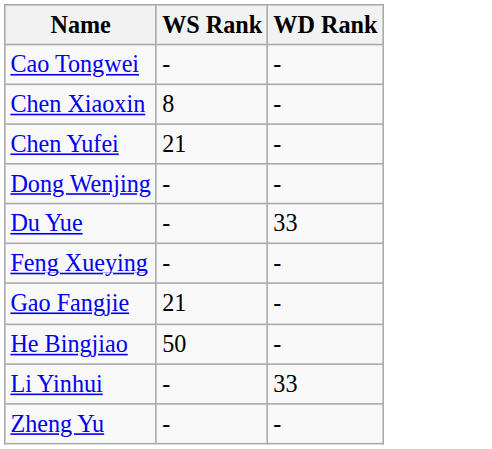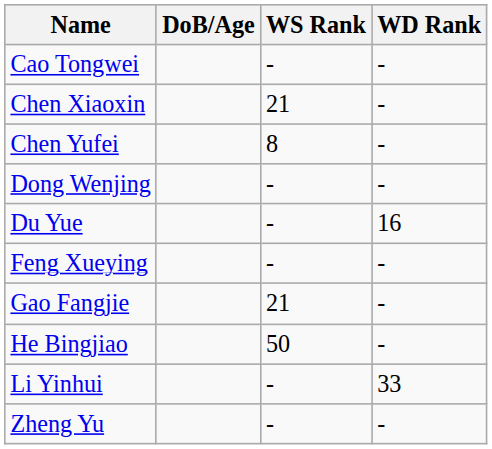+ column: (208, 24)
(168, 104) 8 -> (278, 104) 21
(174, 144) 21 -> (272, 144) 8
(285, 223) 33 -> (389, 223) 16
